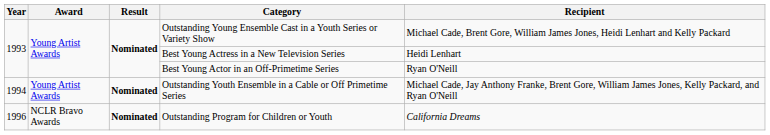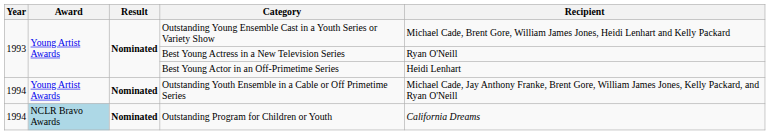(434, 54) Heidi Lenhart -> (432, 54) Ryan O'Neill
(432, 69) Ryan O'Neill -> (434, 69) Heidi Lenhart
(16, 117) 1996 -> (16, 117) 1994
(57, 117) no background -> (57, 117) lightblue background
